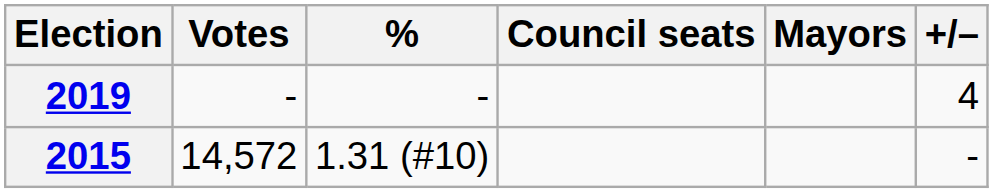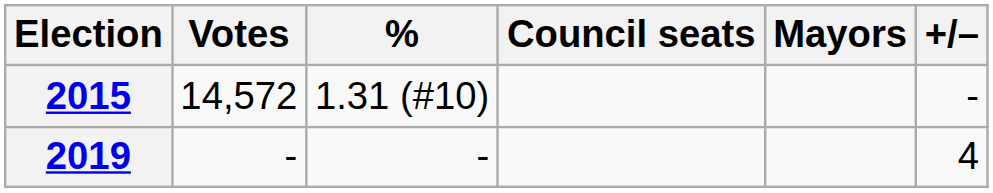rows swapped: (88, 156) <-> (88, 95)
